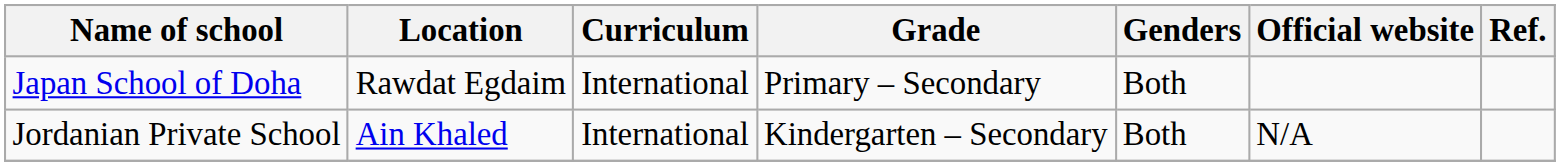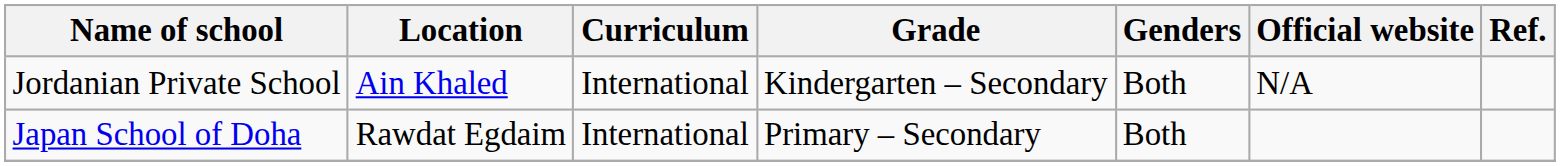rows swapped: (157, 82) <-> (177, 134)
